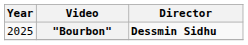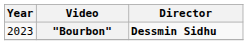(20, 31) 2025 -> (20, 31) 2023
